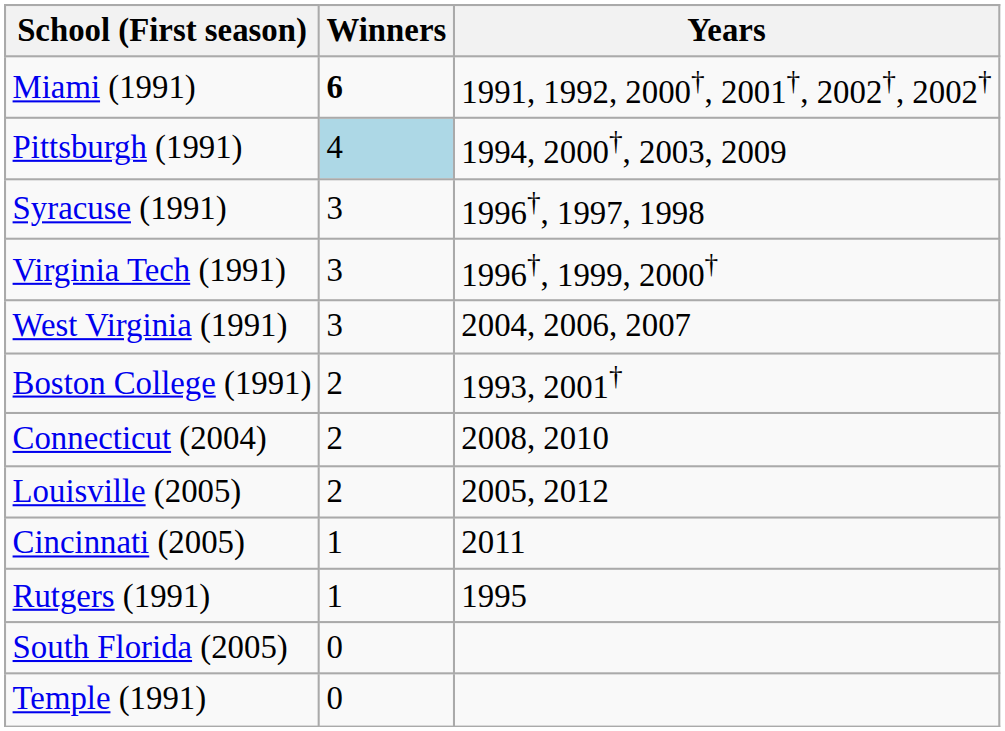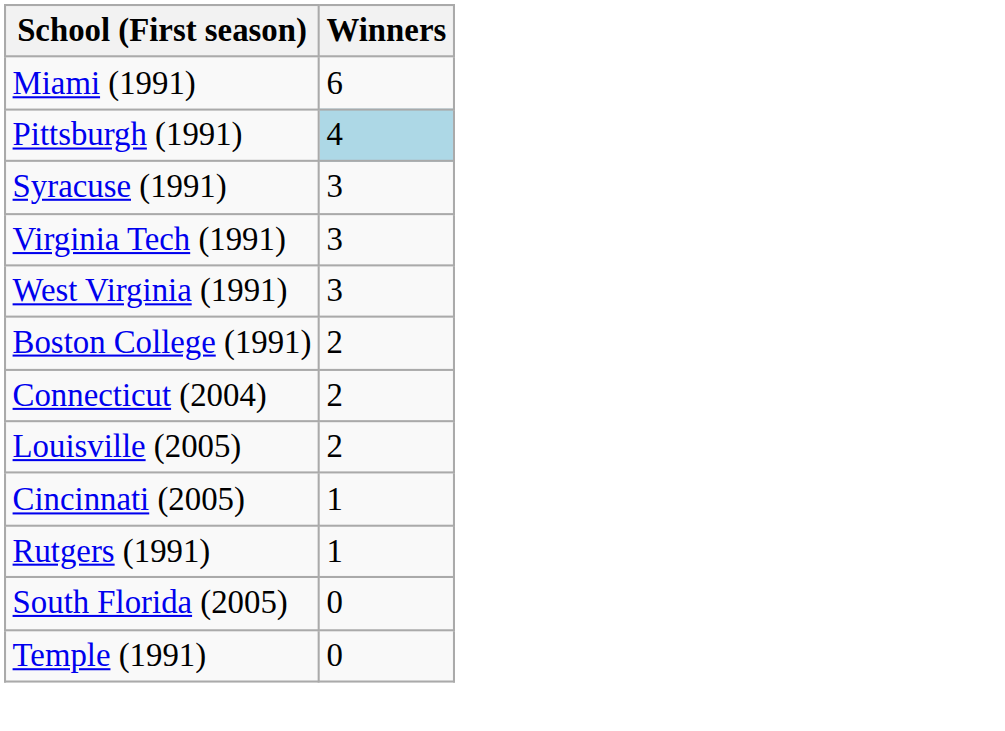- column: (726, 30)
(335, 86) bold -> (335, 82) normal
